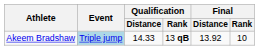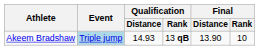(144, 39) 14.33 -> (144, 39) 14.93
(210, 39) 13.92 -> (210, 39) 13.90
